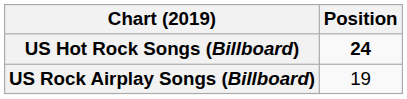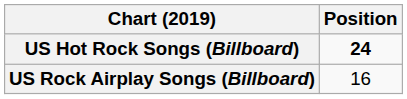(361, 78) 19 -> (361, 78) 16
